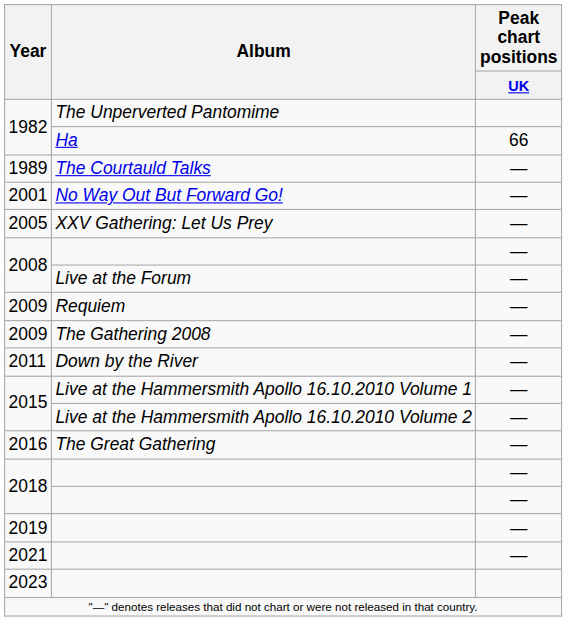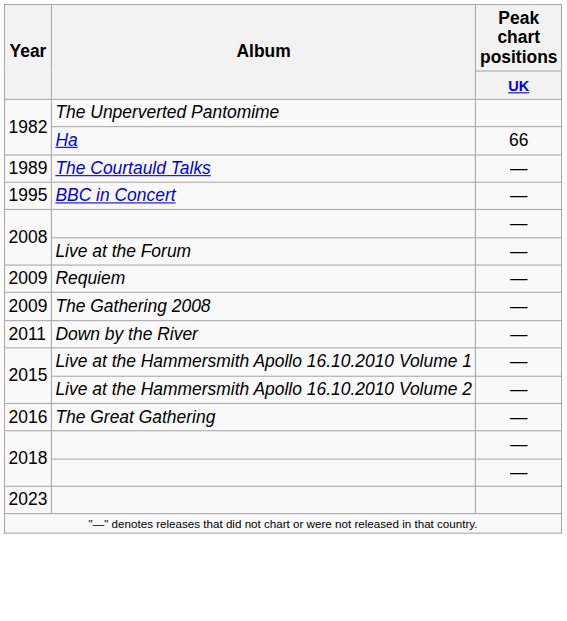+ row: (28, 195)
- row: (28, 195)
- row: (28, 223)
- row: (28, 527)
- row: (28, 555)
